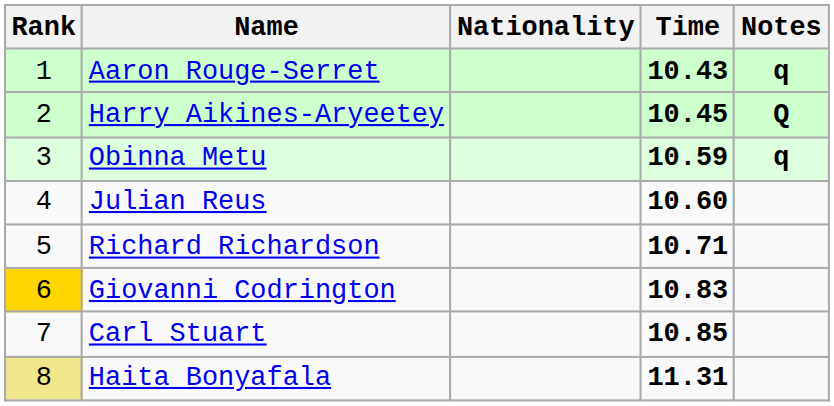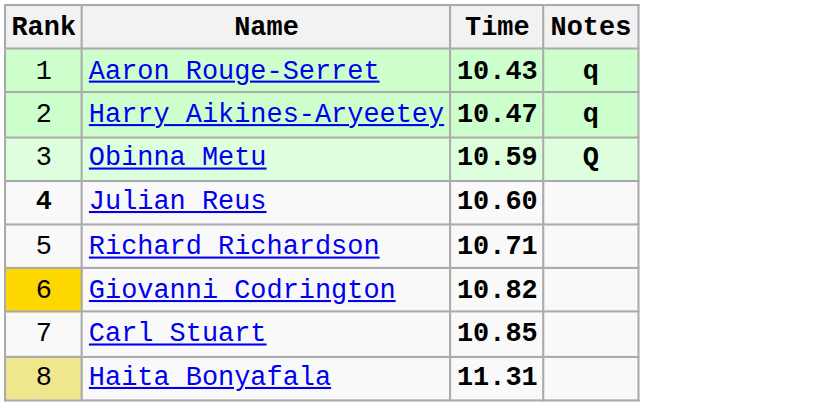- column: (546, 27)
(688, 115) 10.45 -> (497, 115) 10.47
(781, 115) Q -> (591, 115) q
(781, 159) q -> (591, 159) Q
(44, 202) normal -> (44, 202) bold
(688, 290) 10.83 -> (497, 290) 10.82
